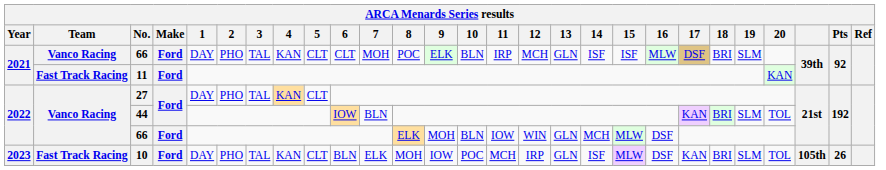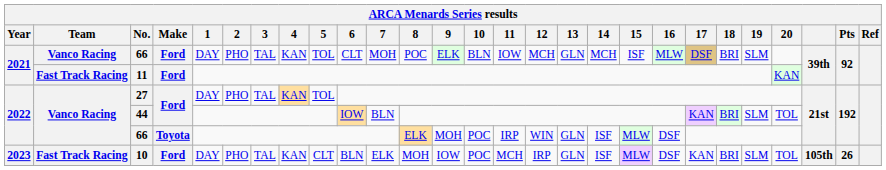(317, 54) CLT -> (323, 54) TOL
(503, 54) IRP -> (510, 54) IOW
(597, 54) ISF -> (603, 54) MCH
(317, 95) CLT -> (323, 95) TOL
(170, 135) Ford -> (173, 135) Toyota
(472, 135) BLN -> (479, 135) POC
(503, 135) IOW -> (510, 135) IRP
(597, 135) MCH -> (603, 135) ISF
